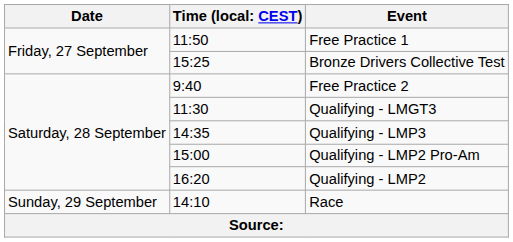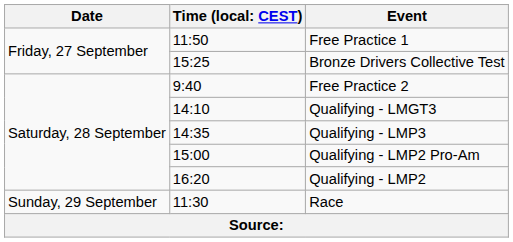(191, 109) 11:30 -> (191, 109) 14:10
(191, 202) 14:10 -> (191, 202) 11:30
